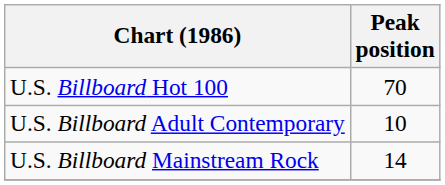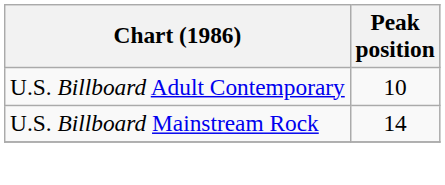- row: (119, 86)
